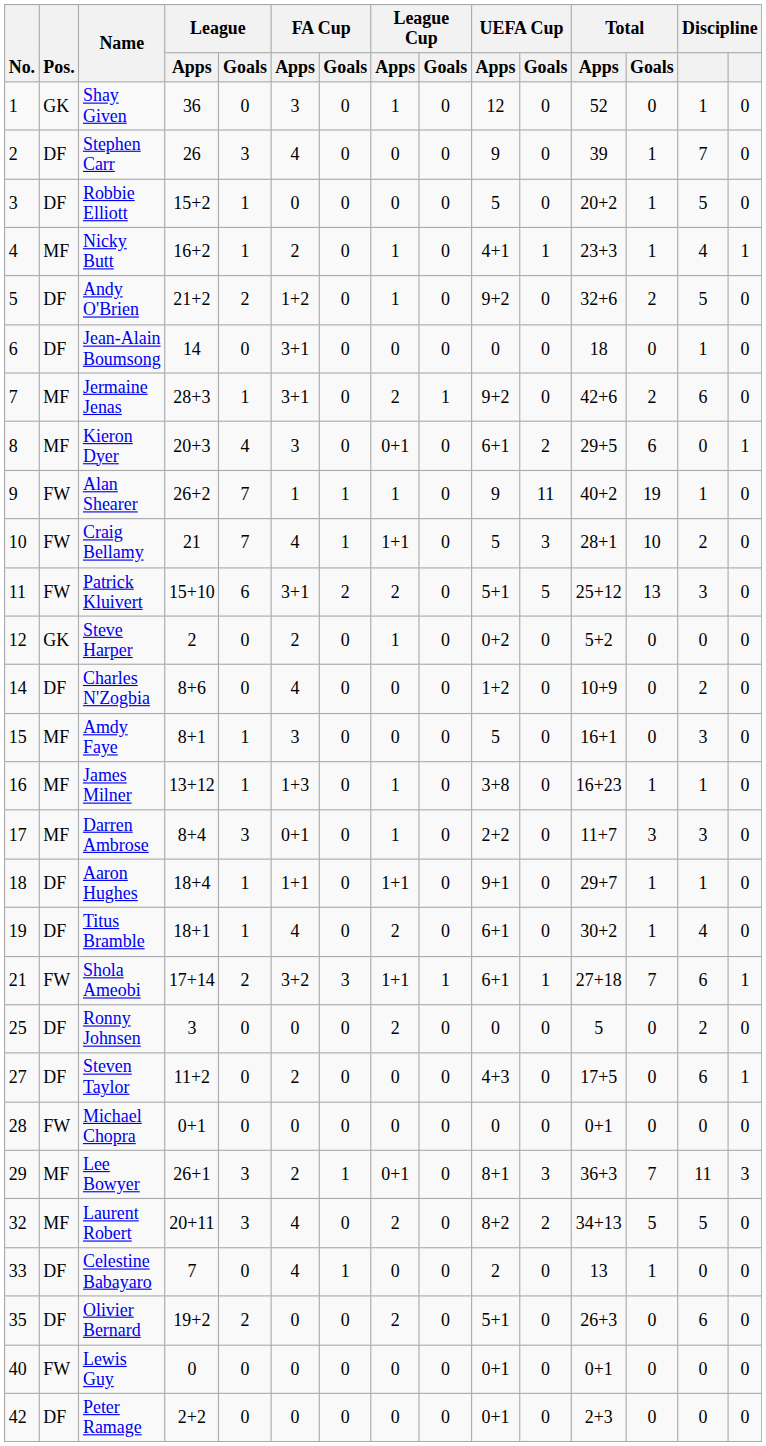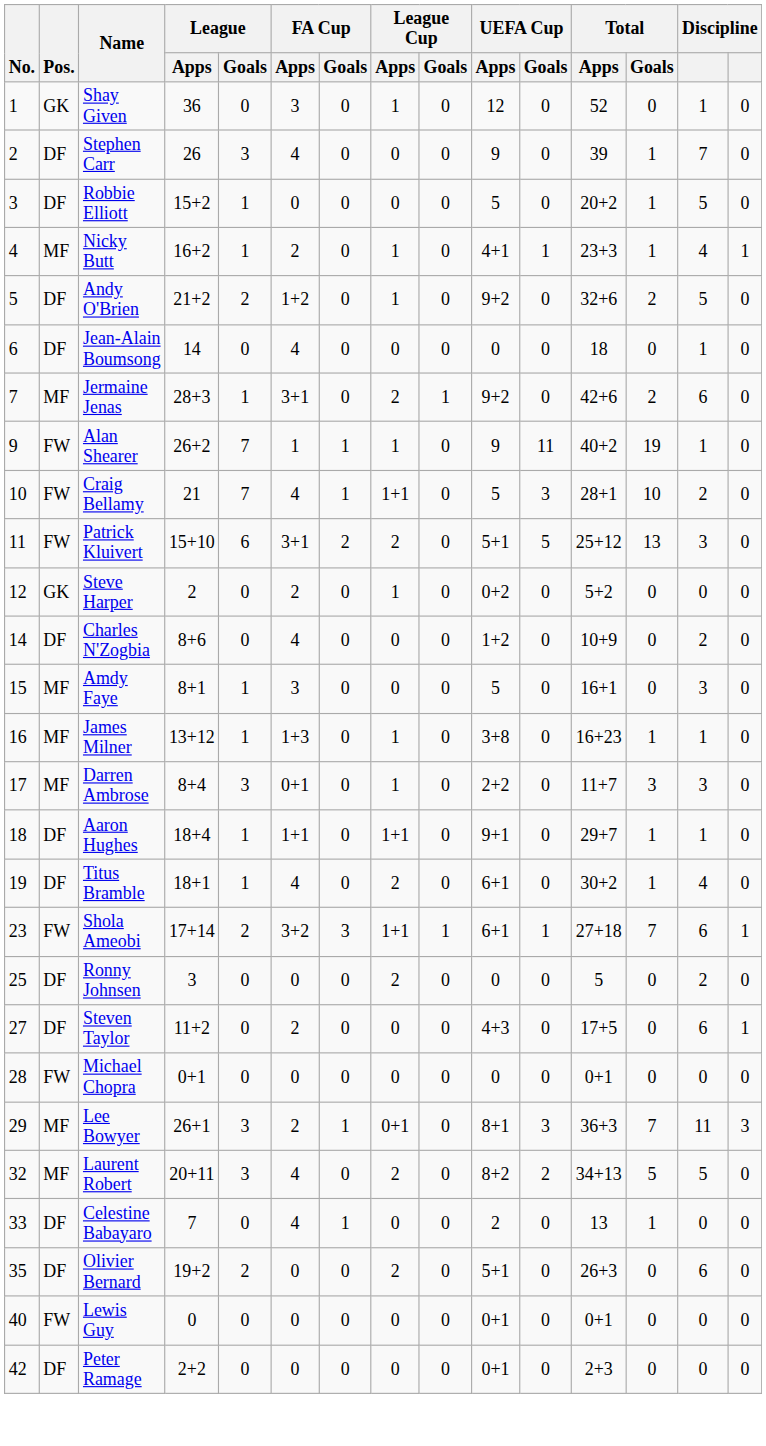(295, 348) 3+1 -> (295, 348) 4
- row: (108, 445)
(18, 980) 21 -> (18, 931) 23
